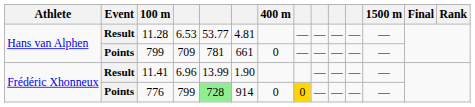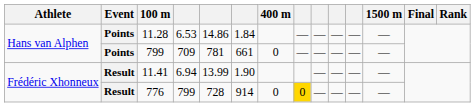(119, 34) Result -> (119, 34) Points
(215, 34) 53.77 -> (215, 34) 14.86
(245, 34) 4.81 -> (245, 34) 1.84
(186, 73) 6.96 -> (186, 73) 6.94
(119, 92) Points -> (119, 92) Result
(215, 92) lightgreen background -> (215, 92) no background
